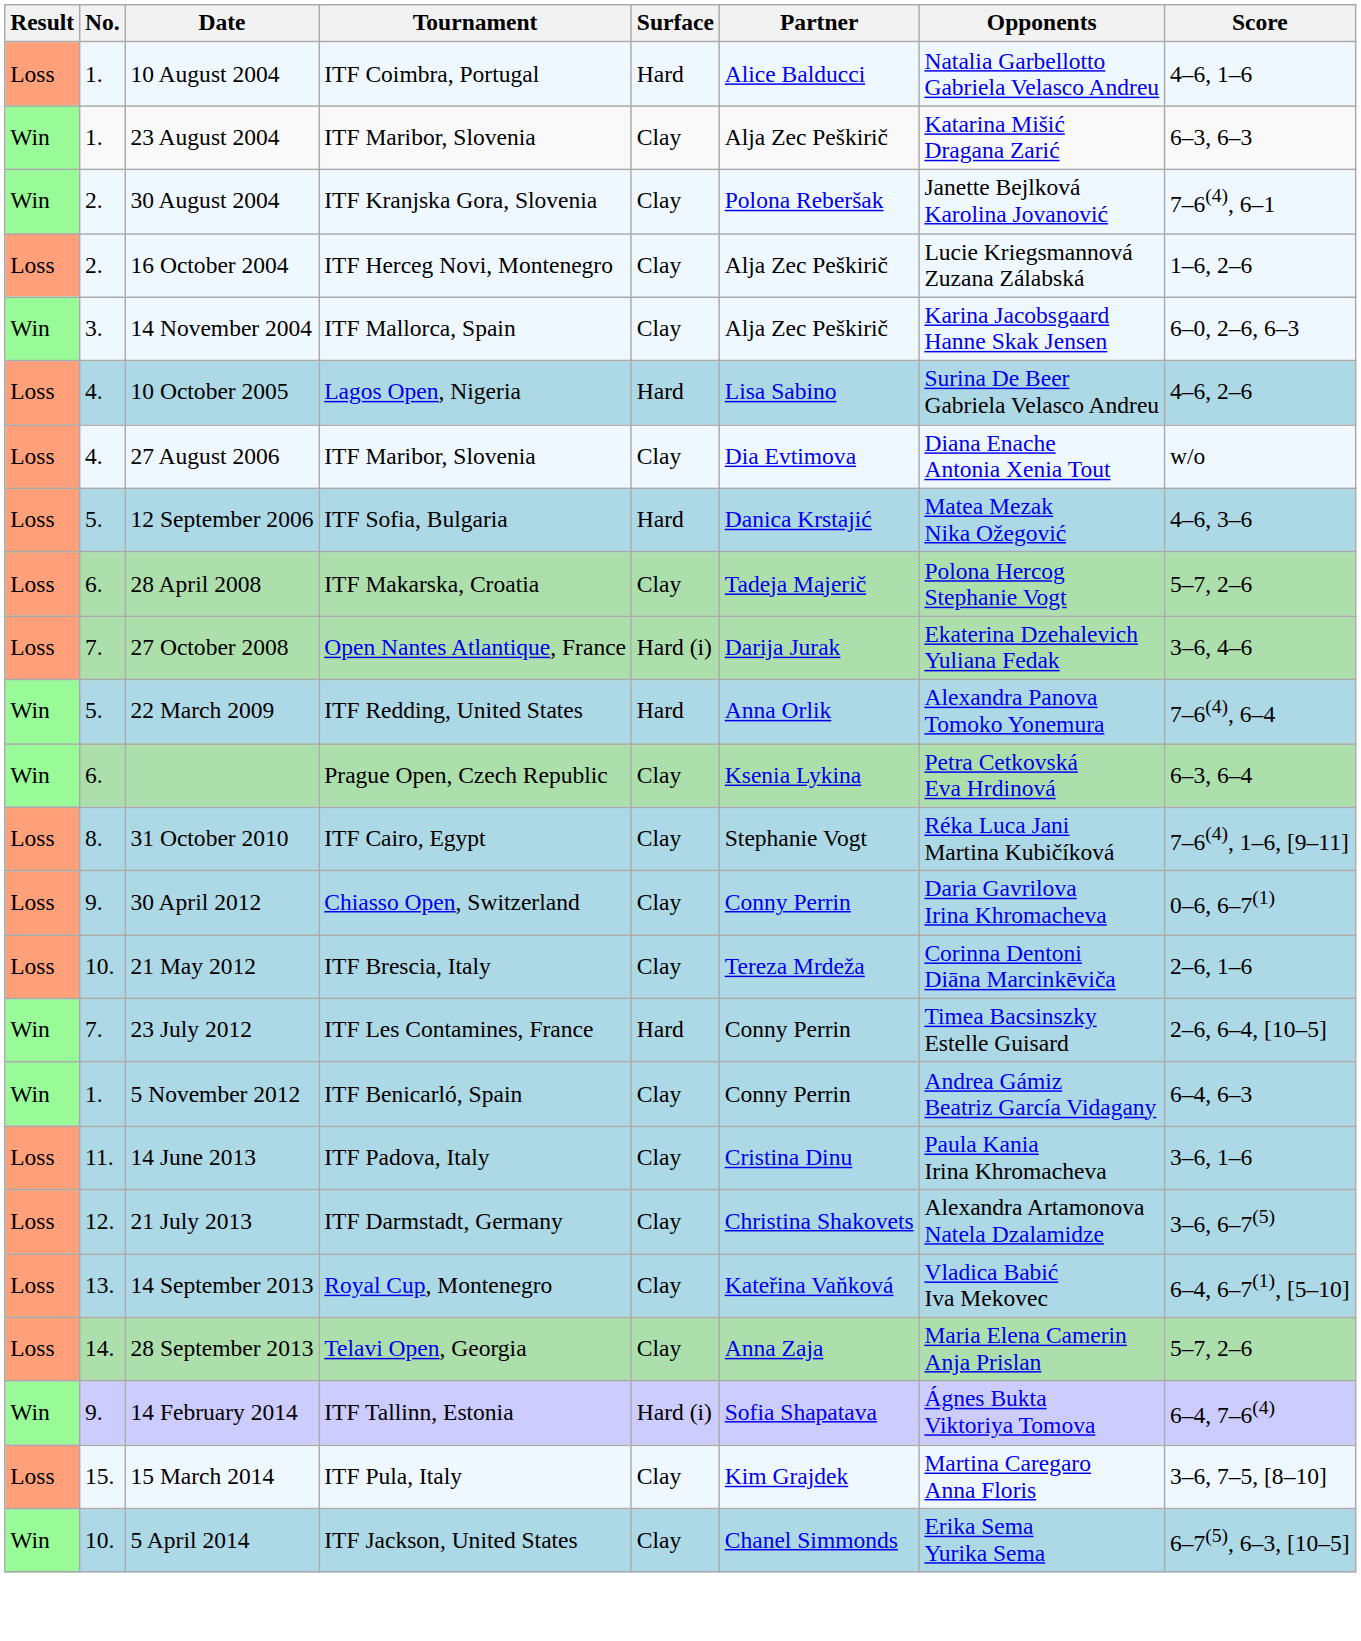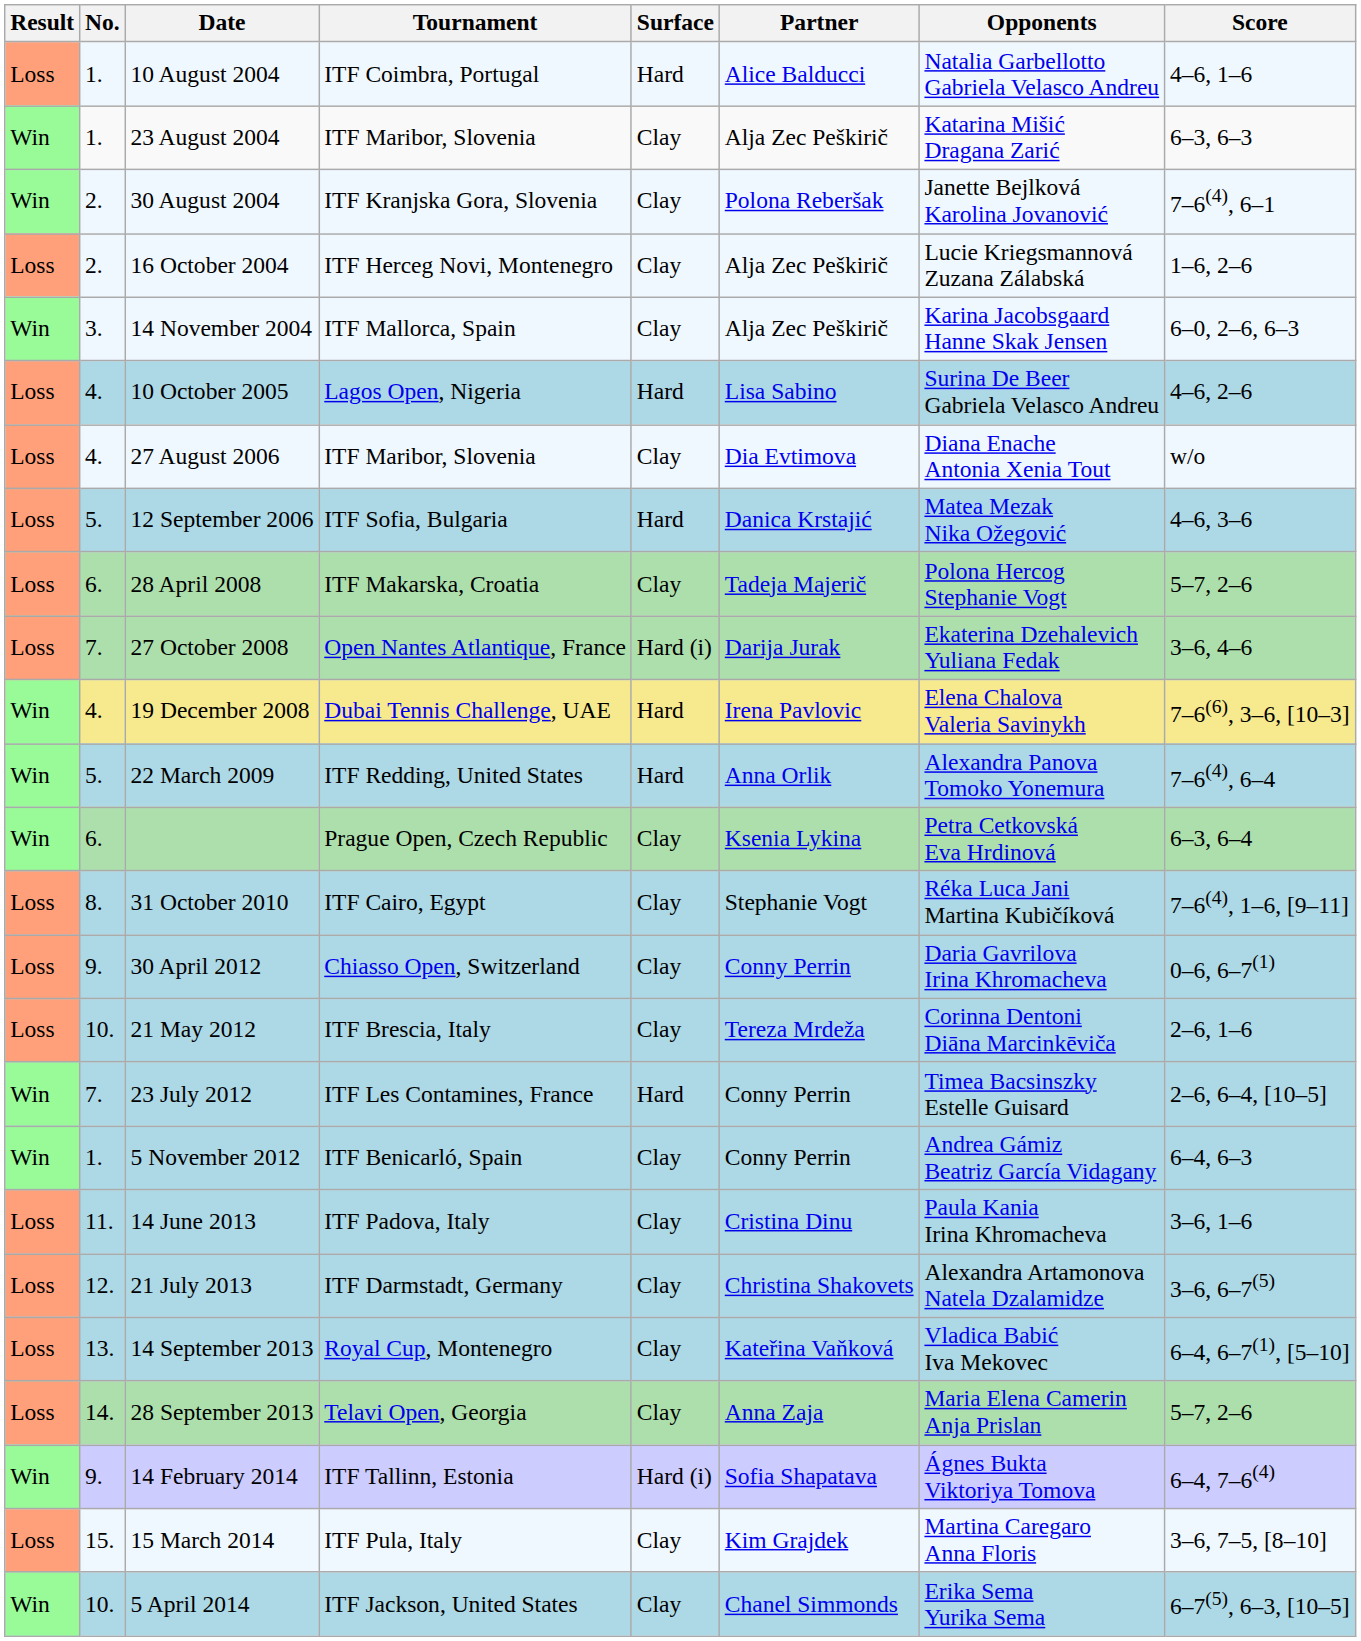+ row: (220, 711)
